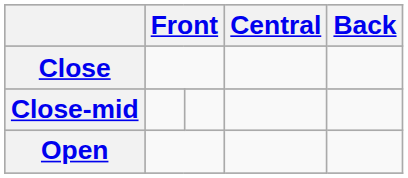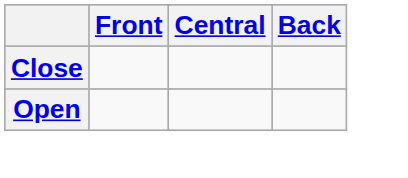- row: (75, 109)
